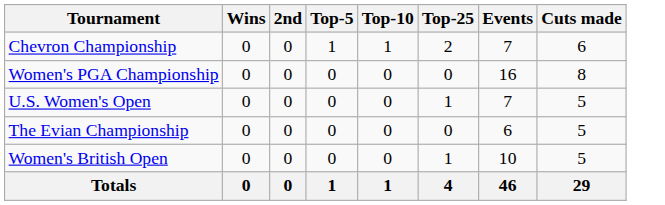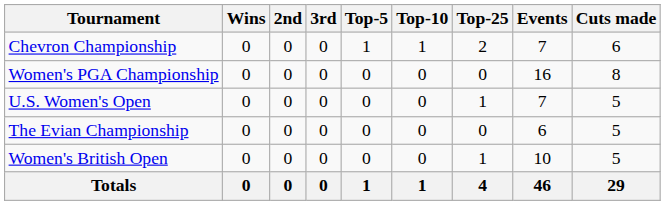+ column: (323, 18)
